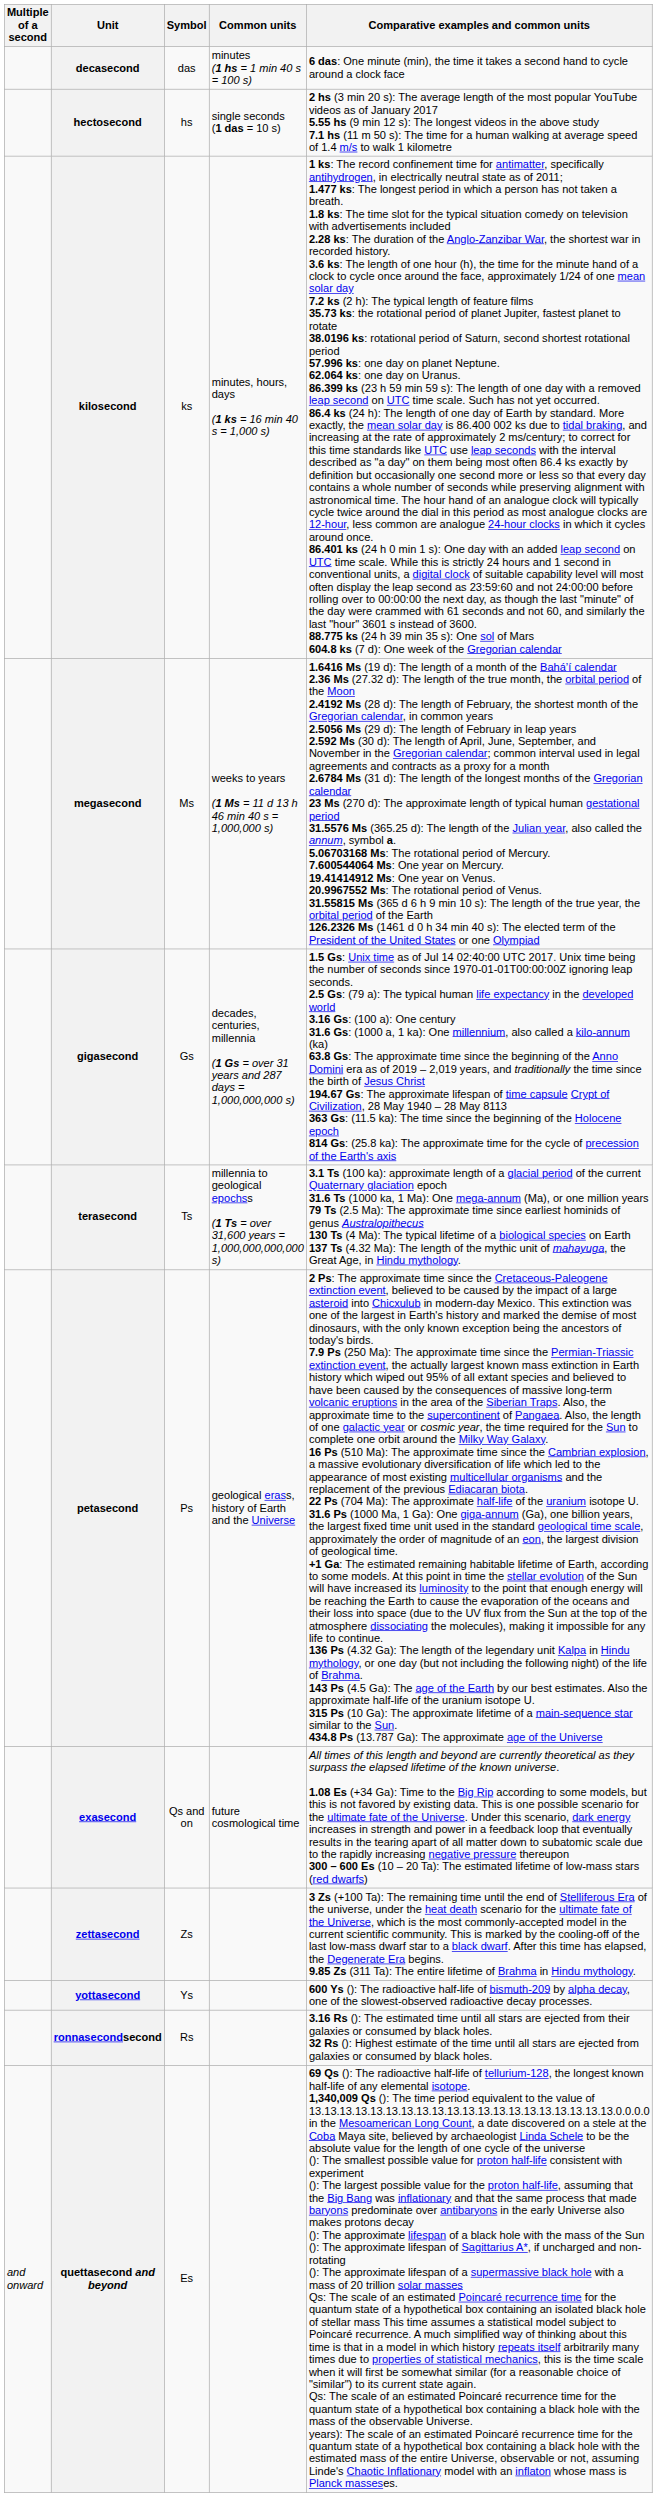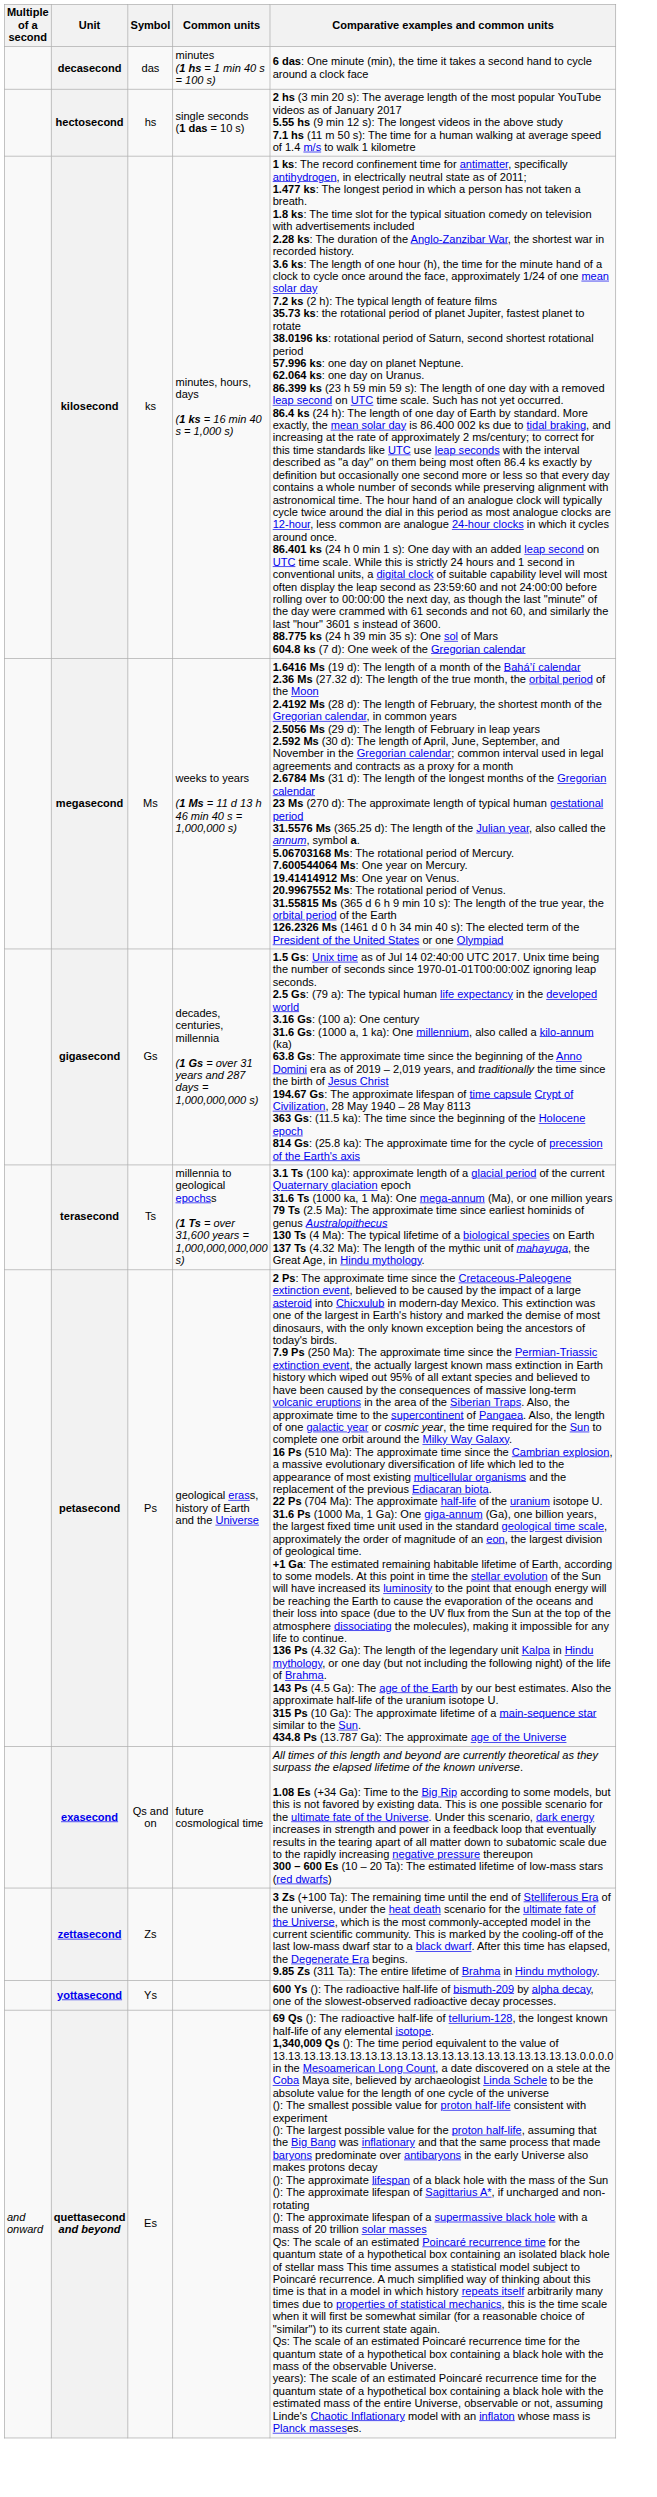- row: (108, 2037)
